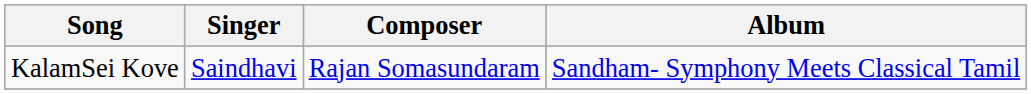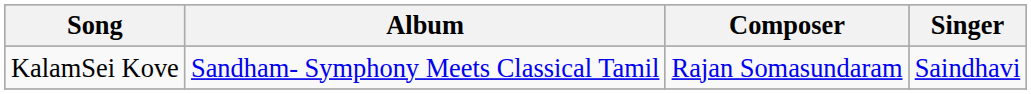columns swapped: (786, 25) <-> (244, 25)
